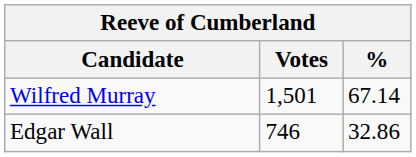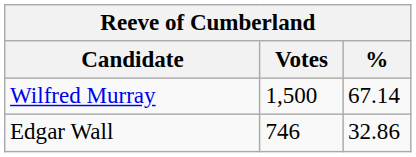(291, 95) 1,501 -> (291, 95) 1,500
